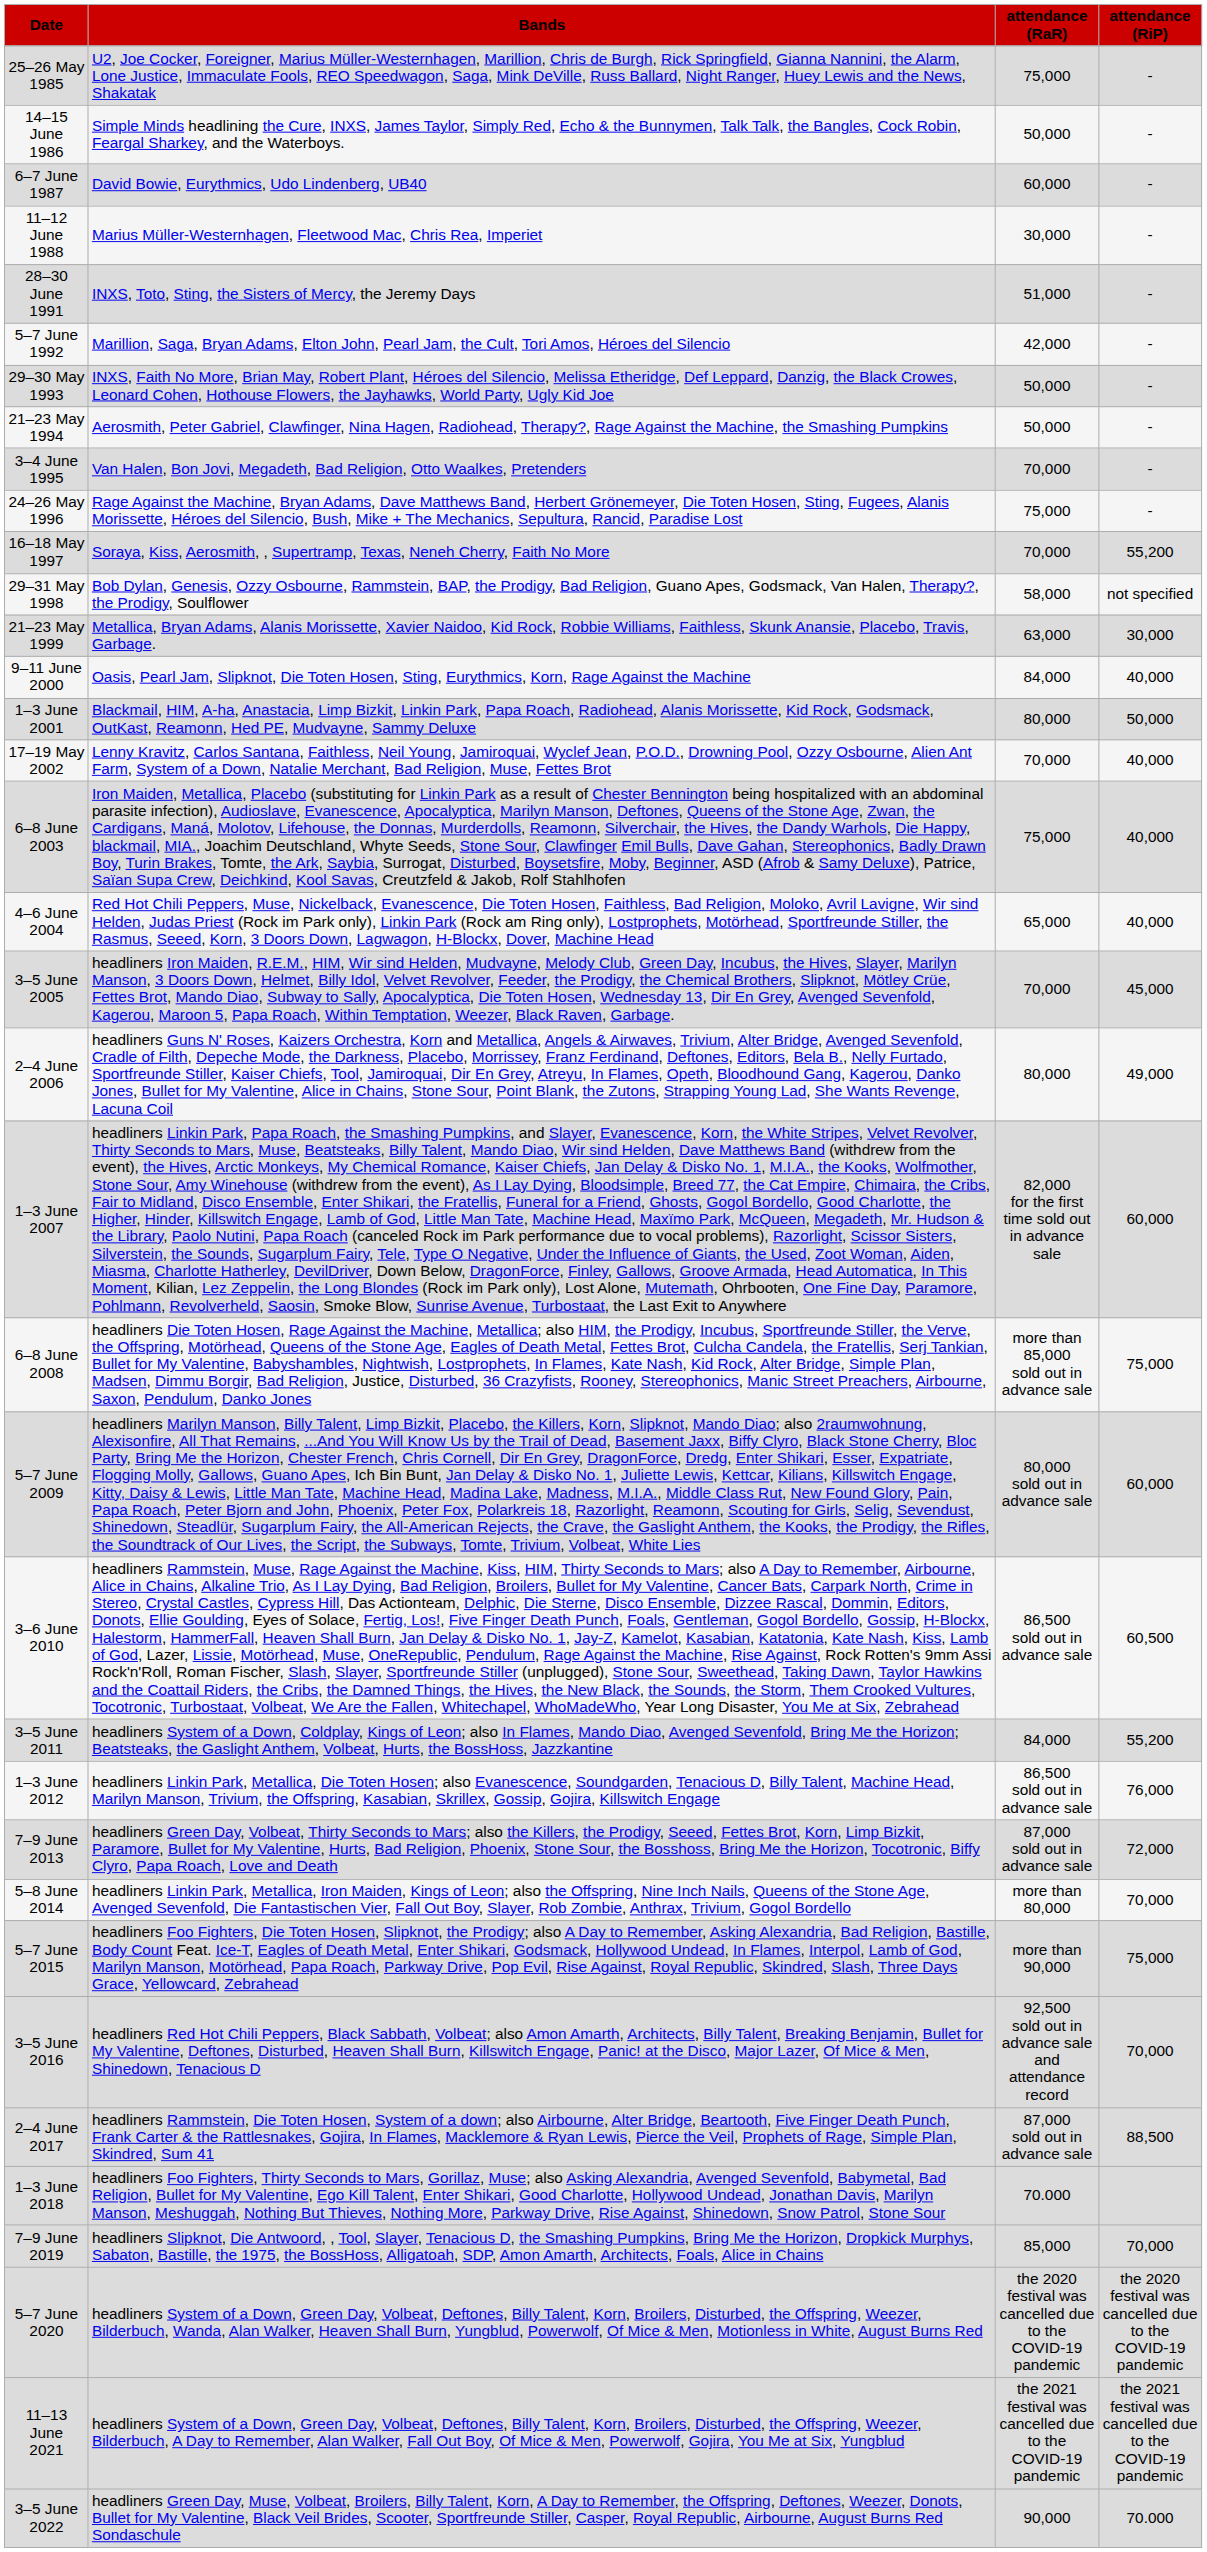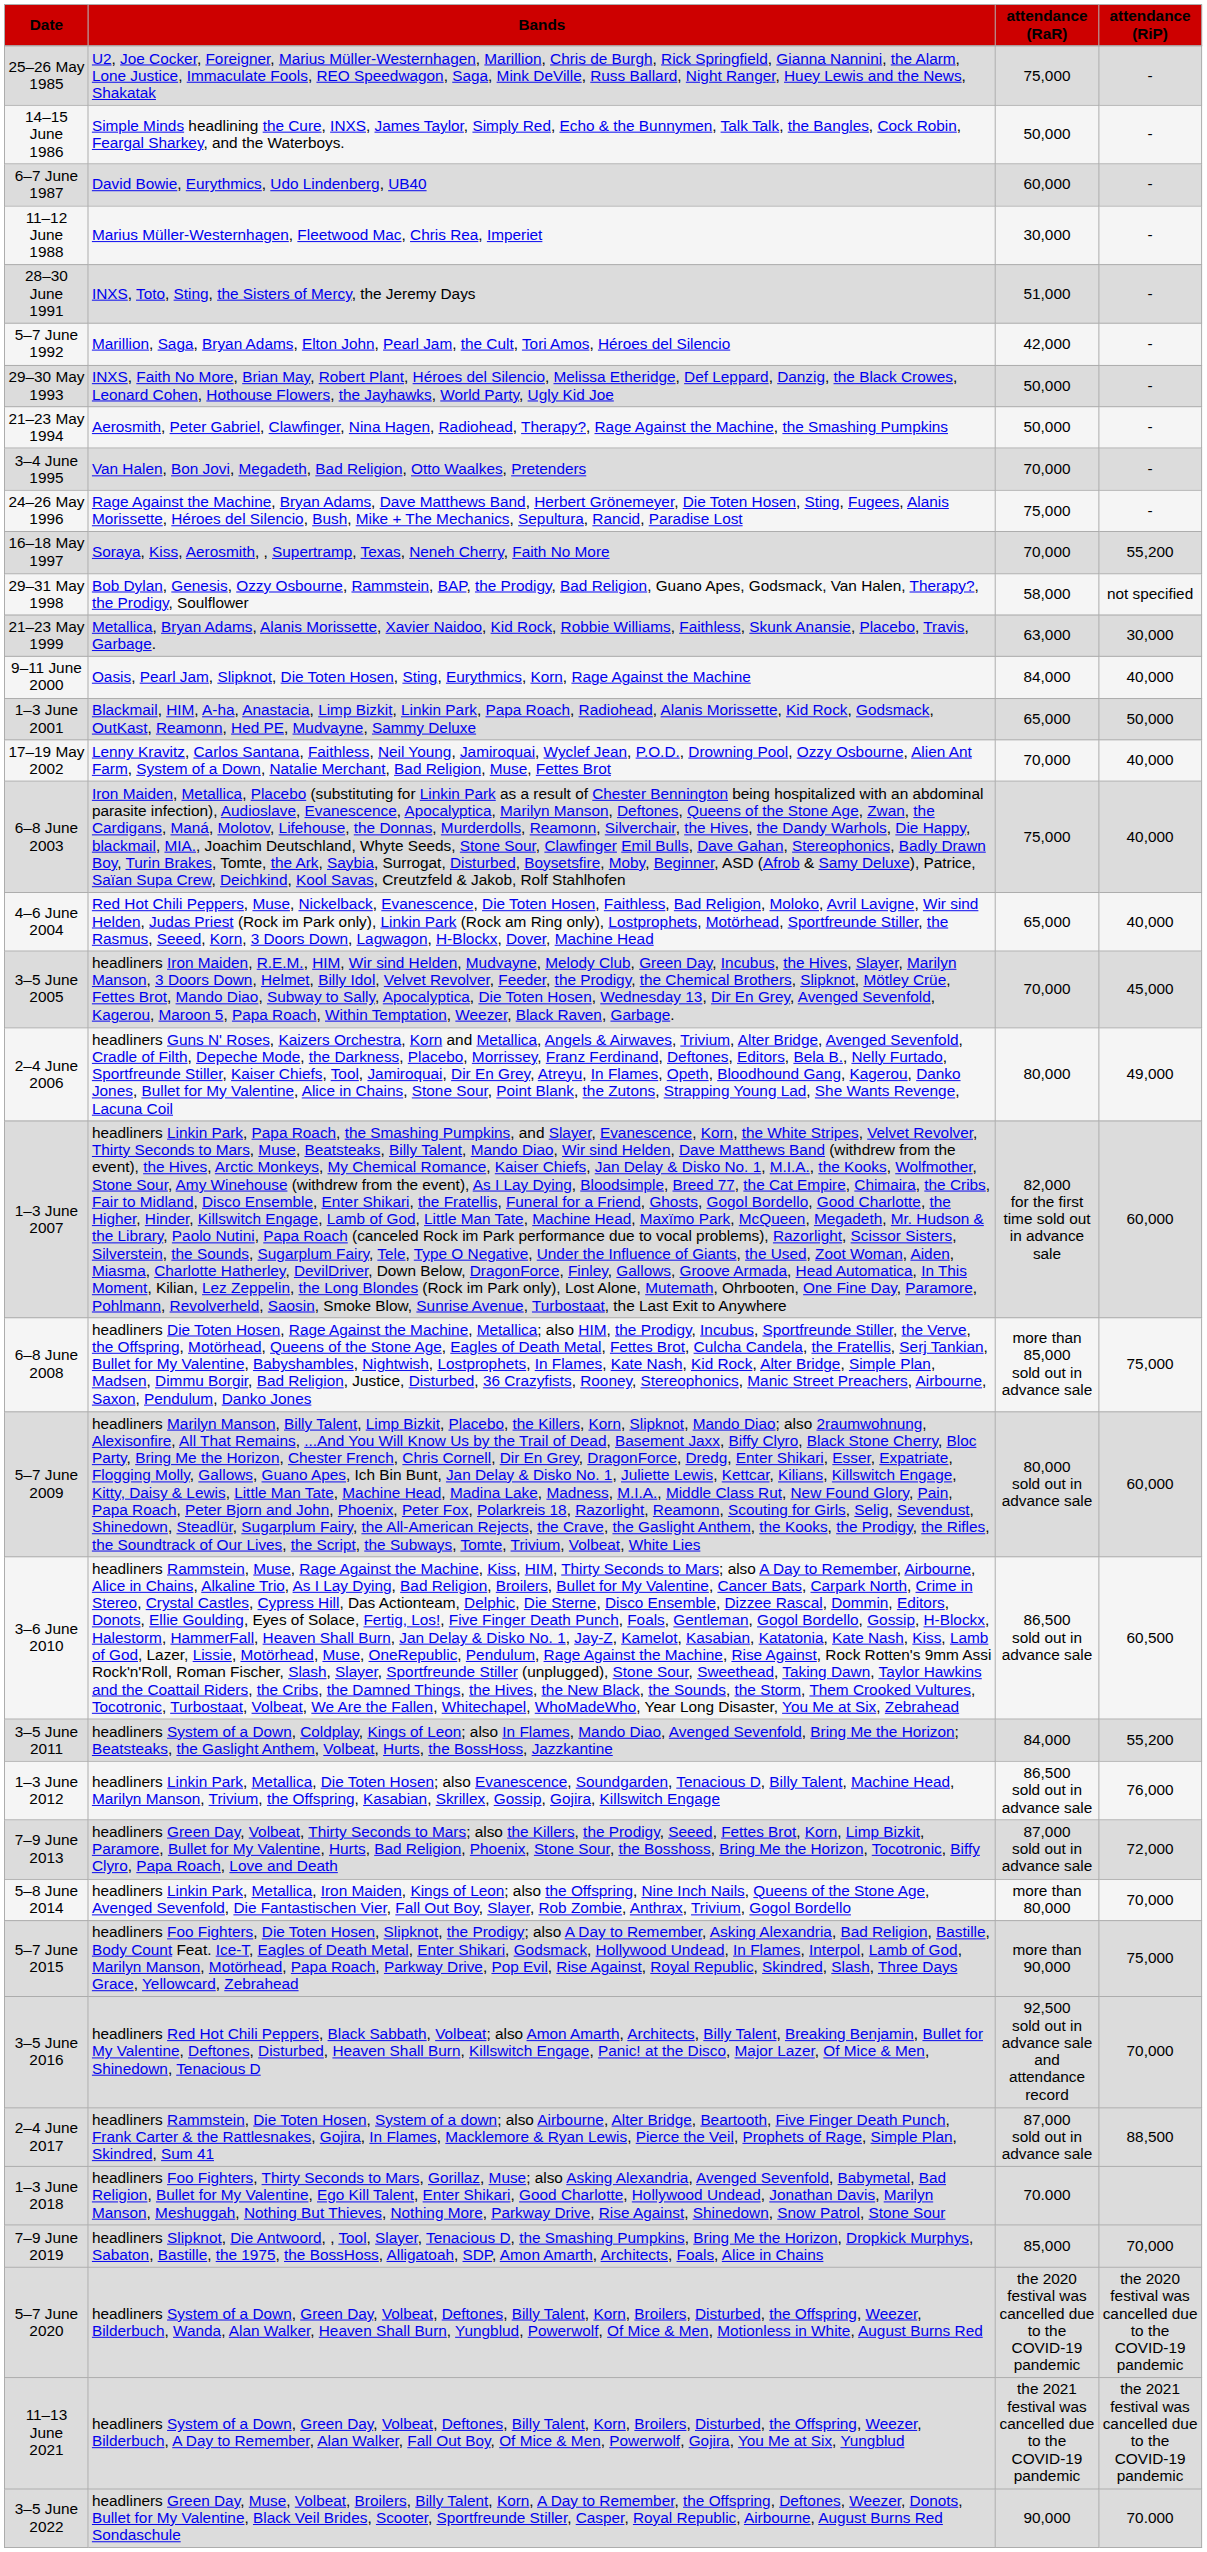(1047, 719) 80,000 -> (1047, 719) 65,000
